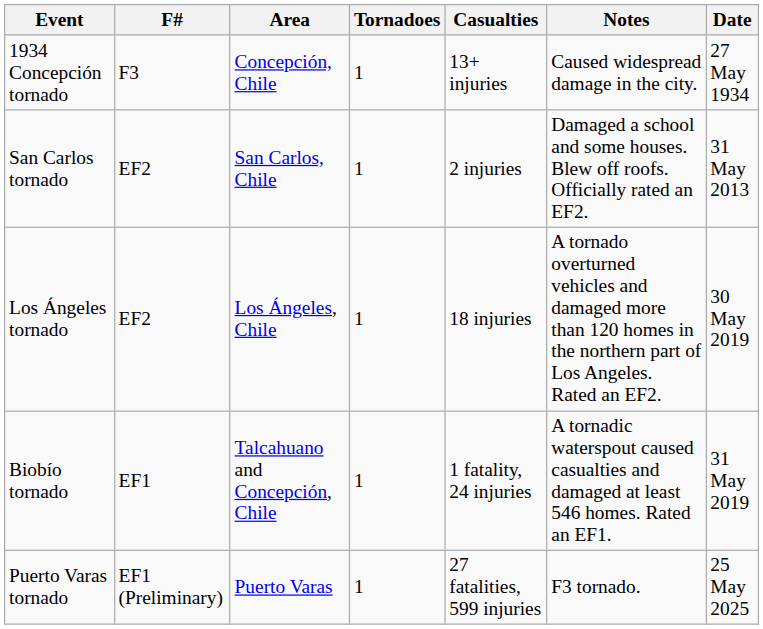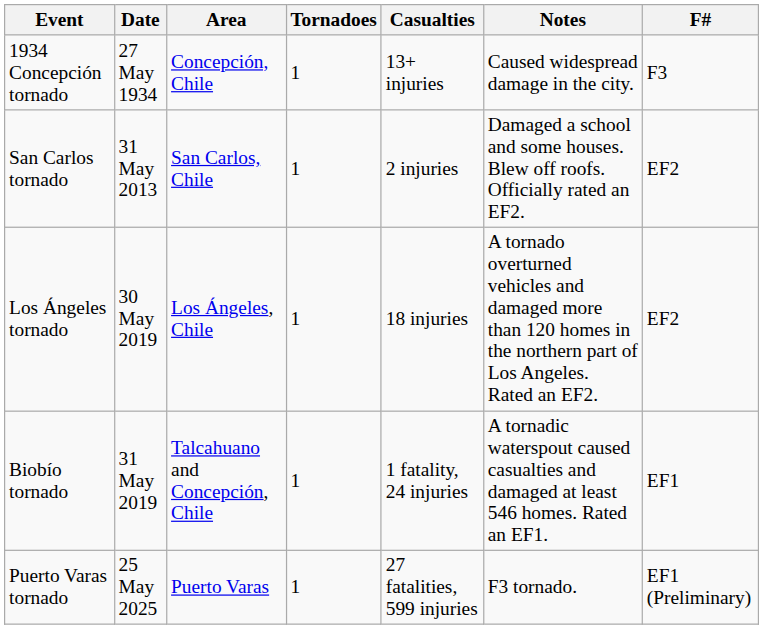columns swapped: (732, 19) <-> (172, 19)
